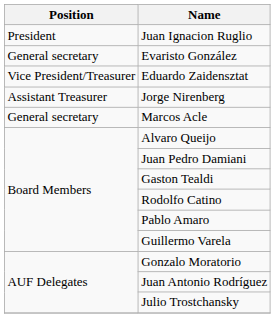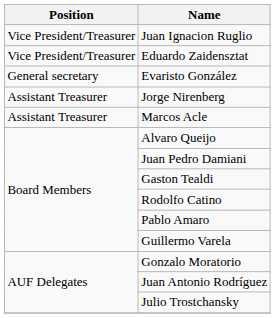(32, 35) President -> (71, 35) Vice President/Treasurer
rows swapped: (195, 76) <-> (189, 55)
(53, 117) General secretary -> (57, 117) Assistant Treasurer
